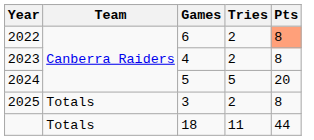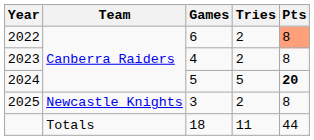(282, 81) normal -> (290, 81) bold
(70, 103) Totals -> (115, 103) Newcastle Knights
